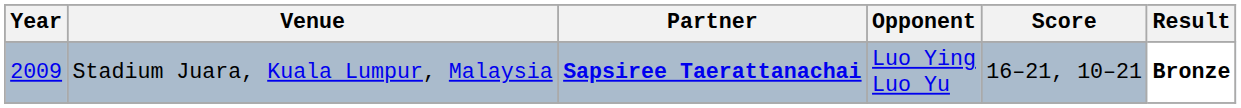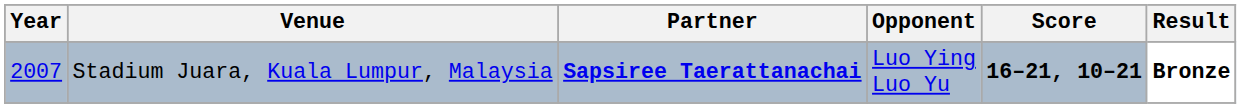(36, 72) 2009 -> (36, 72) 2007
(1064, 72) normal -> (1064, 72) bold
